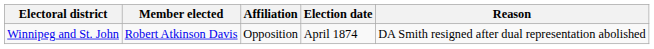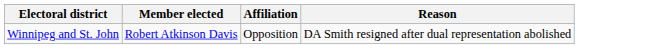- column: (338, 14)
